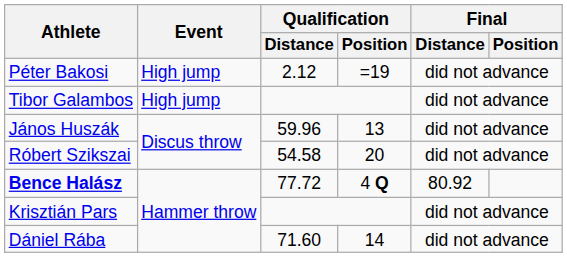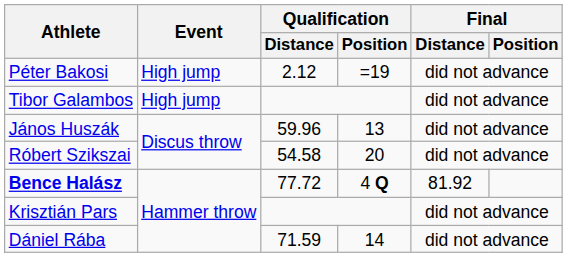(450, 184) 80.92 -> (450, 184) 81.92
(299, 239) 71.60 -> (299, 239) 71.59
